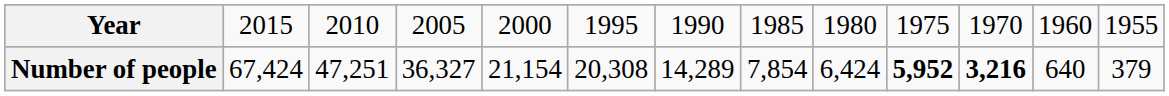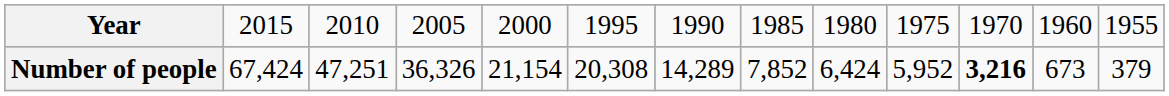(439, 68) 36,327 -> (439, 68) 36,326
(777, 68) 7,854 -> (777, 68) 7,852
(923, 68) bold -> (923, 68) normal
(1065, 68) 640 -> (1065, 68) 673
